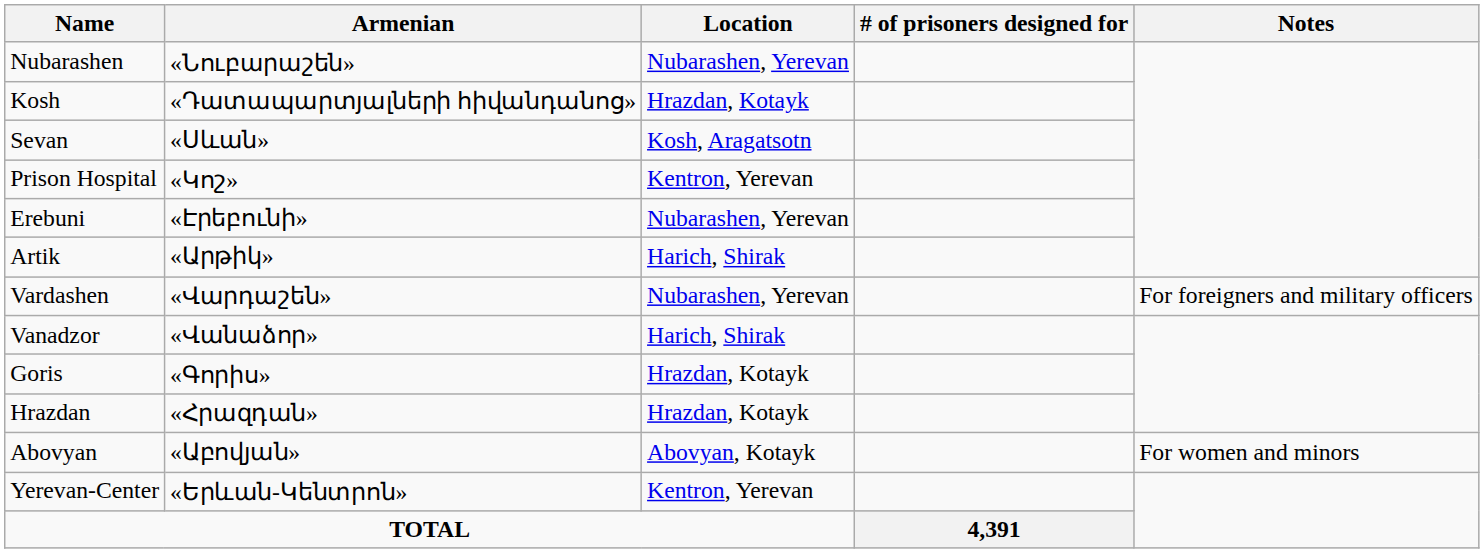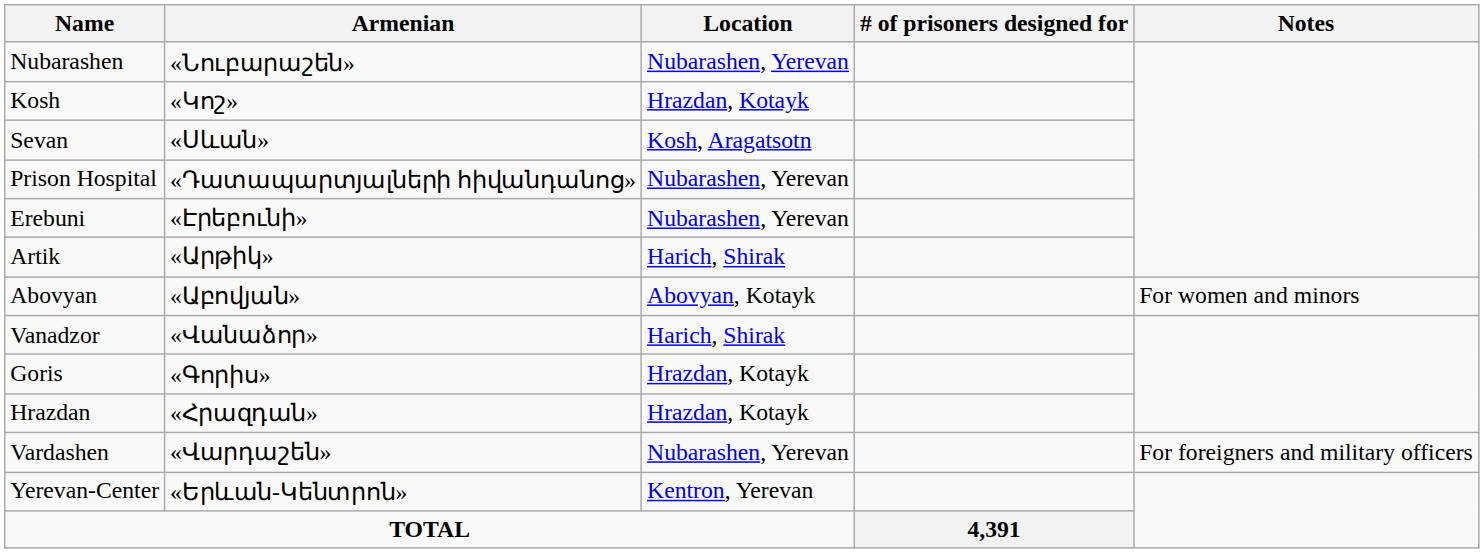(403, 101) «Դատապարտյալների հիվանդանոց» -> (204, 101) «Կոշ»
(204, 179) «Կոշ» -> (403, 179) «Դատապարտյալների հիվանդանոց»
(730, 178) Kentron, Yerevan -> (748, 178) Nubarashen, Yerevan
rows swapped: (54, 451) <-> (60, 295)
